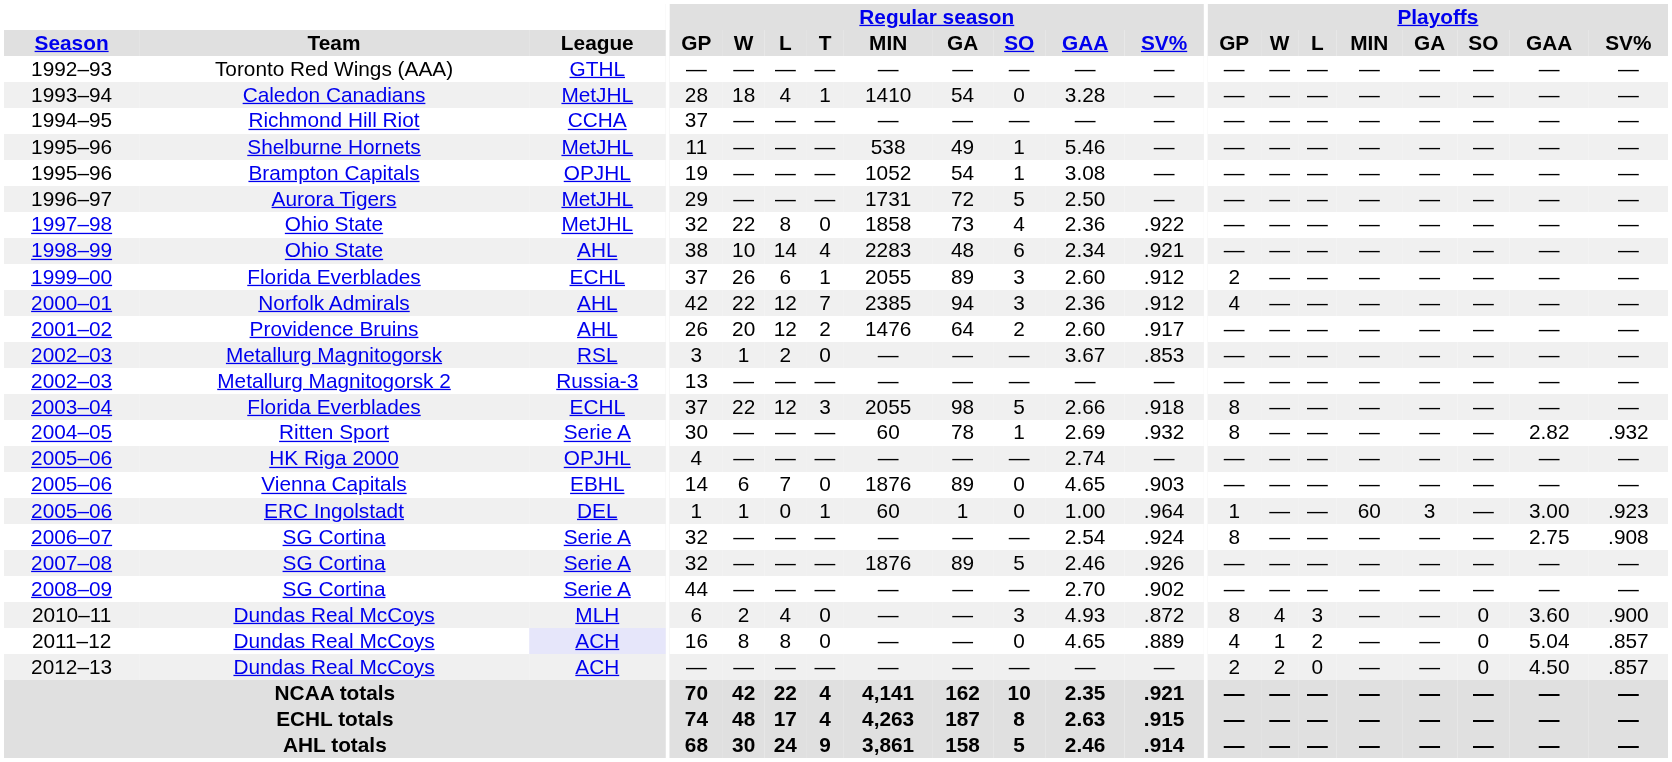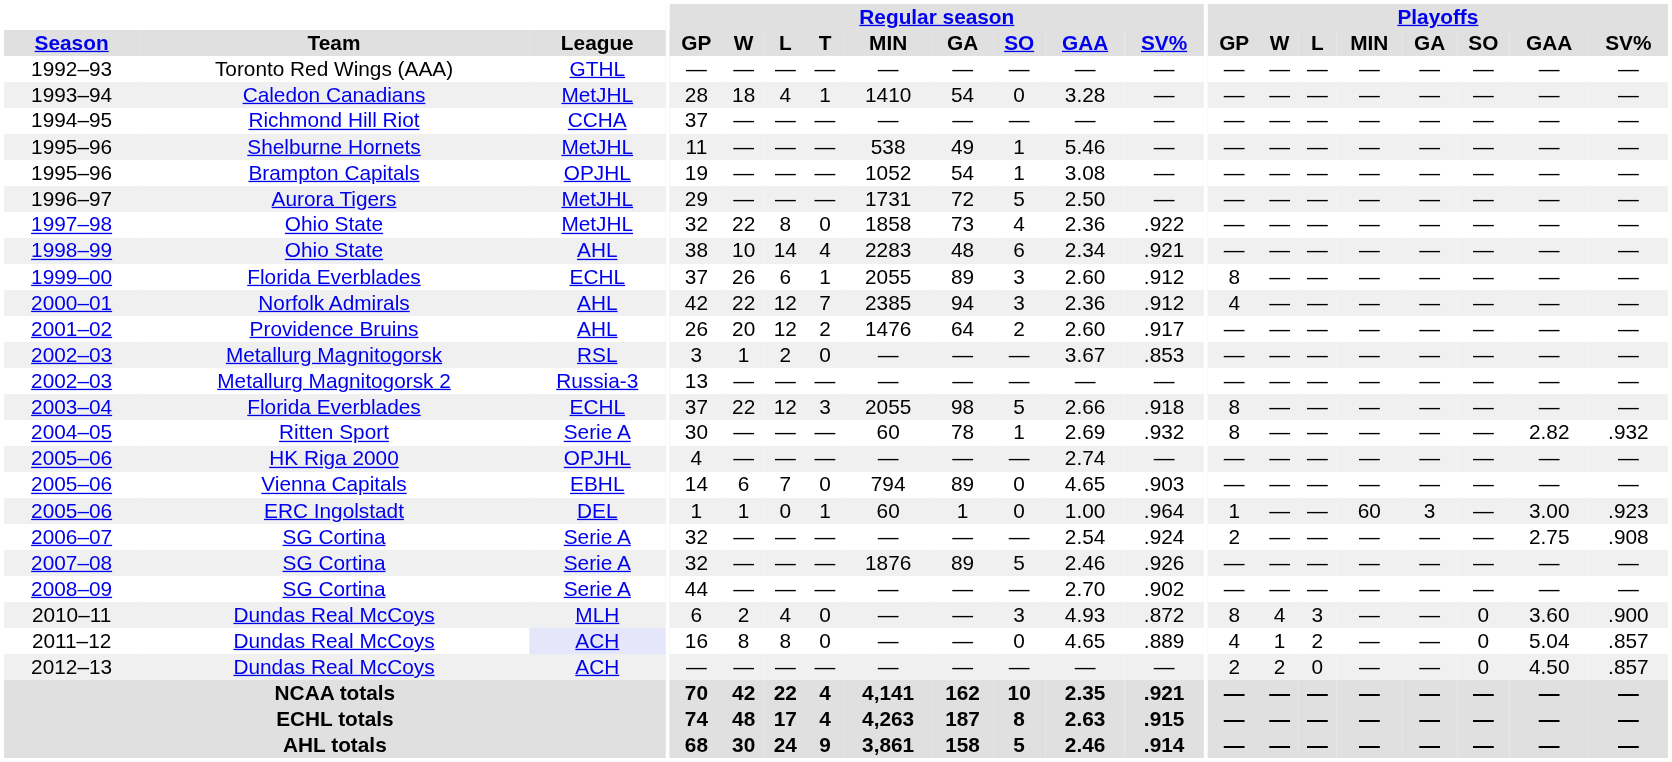(1234, 276) 2 -> (1234, 276) 8
(888, 484) 1876 -> (888, 484) 794
(1234, 536) 8 -> (1234, 536) 2
